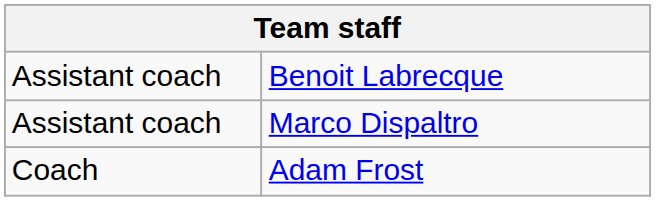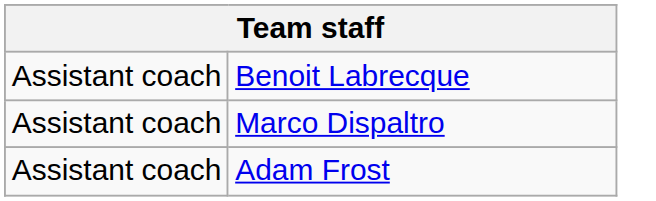(55, 170) Coach -> (117, 170) Assistant coach
